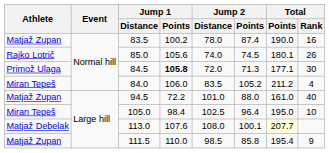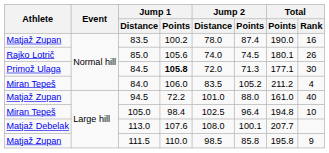(282, 112) 195.0 -> (282, 112) 194.8
(282, 127) lightyellow background -> (282, 127) no background
(282, 141) 195.4 -> (282, 141) 195.8
